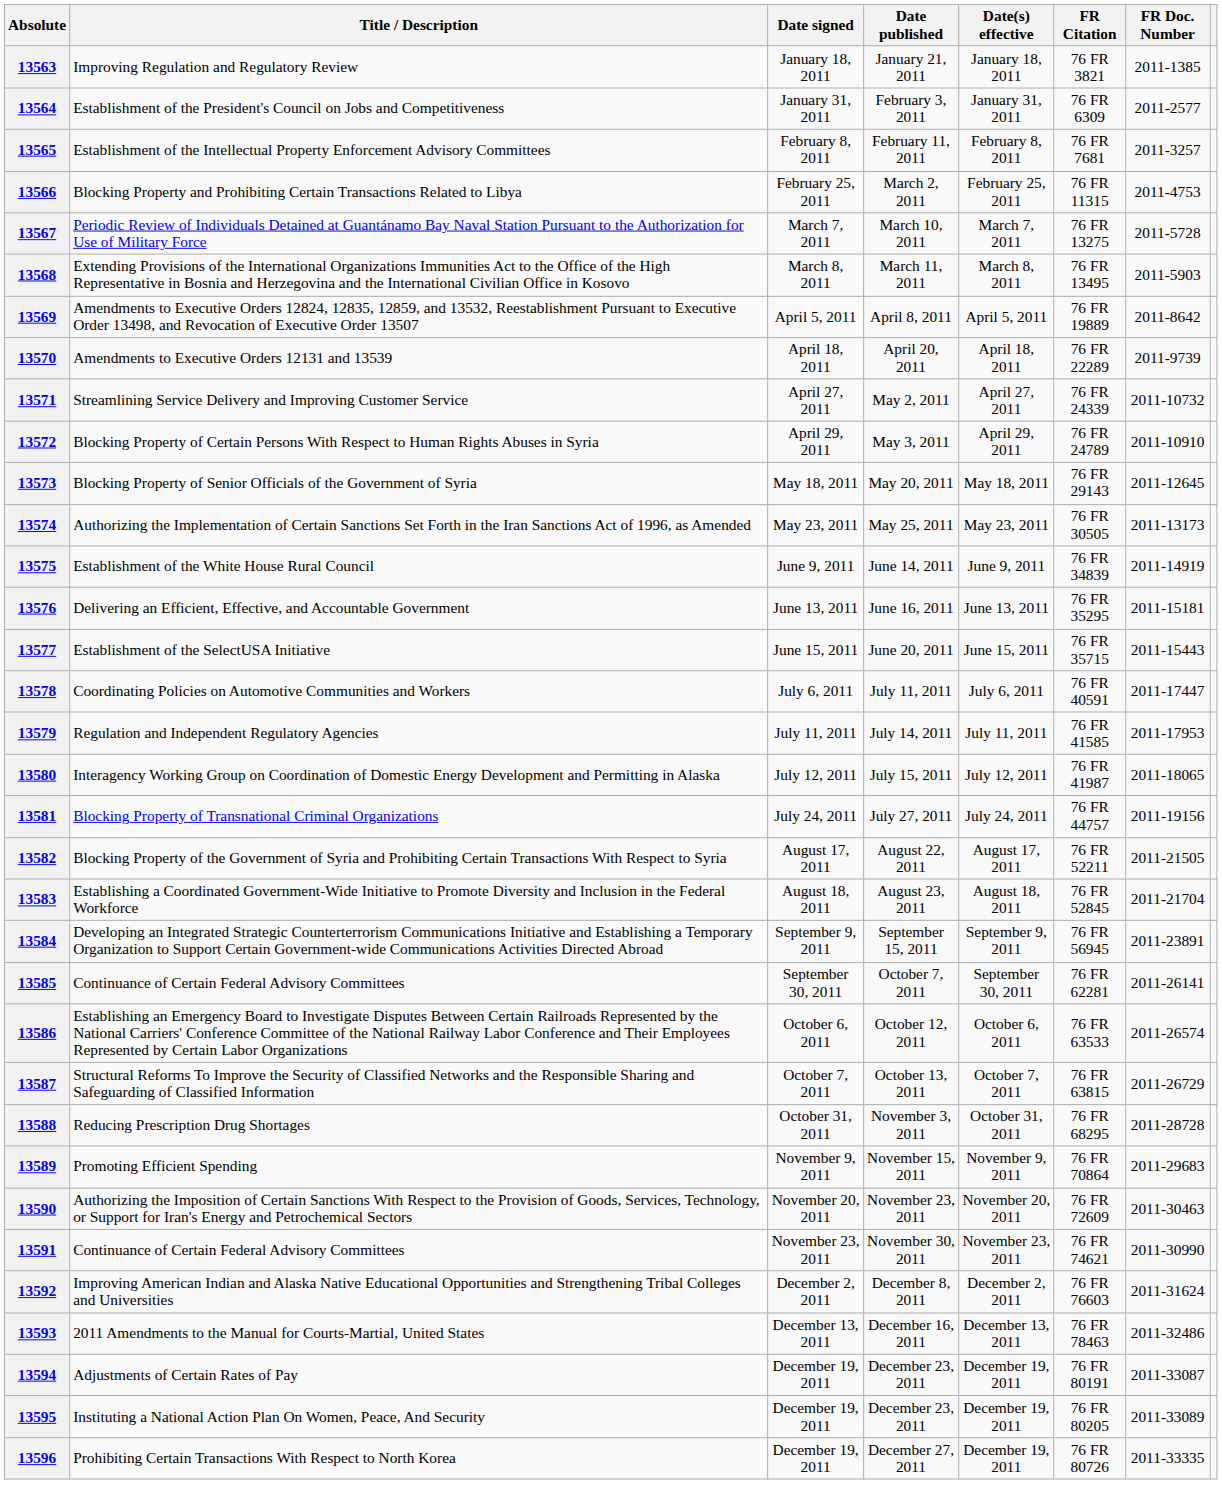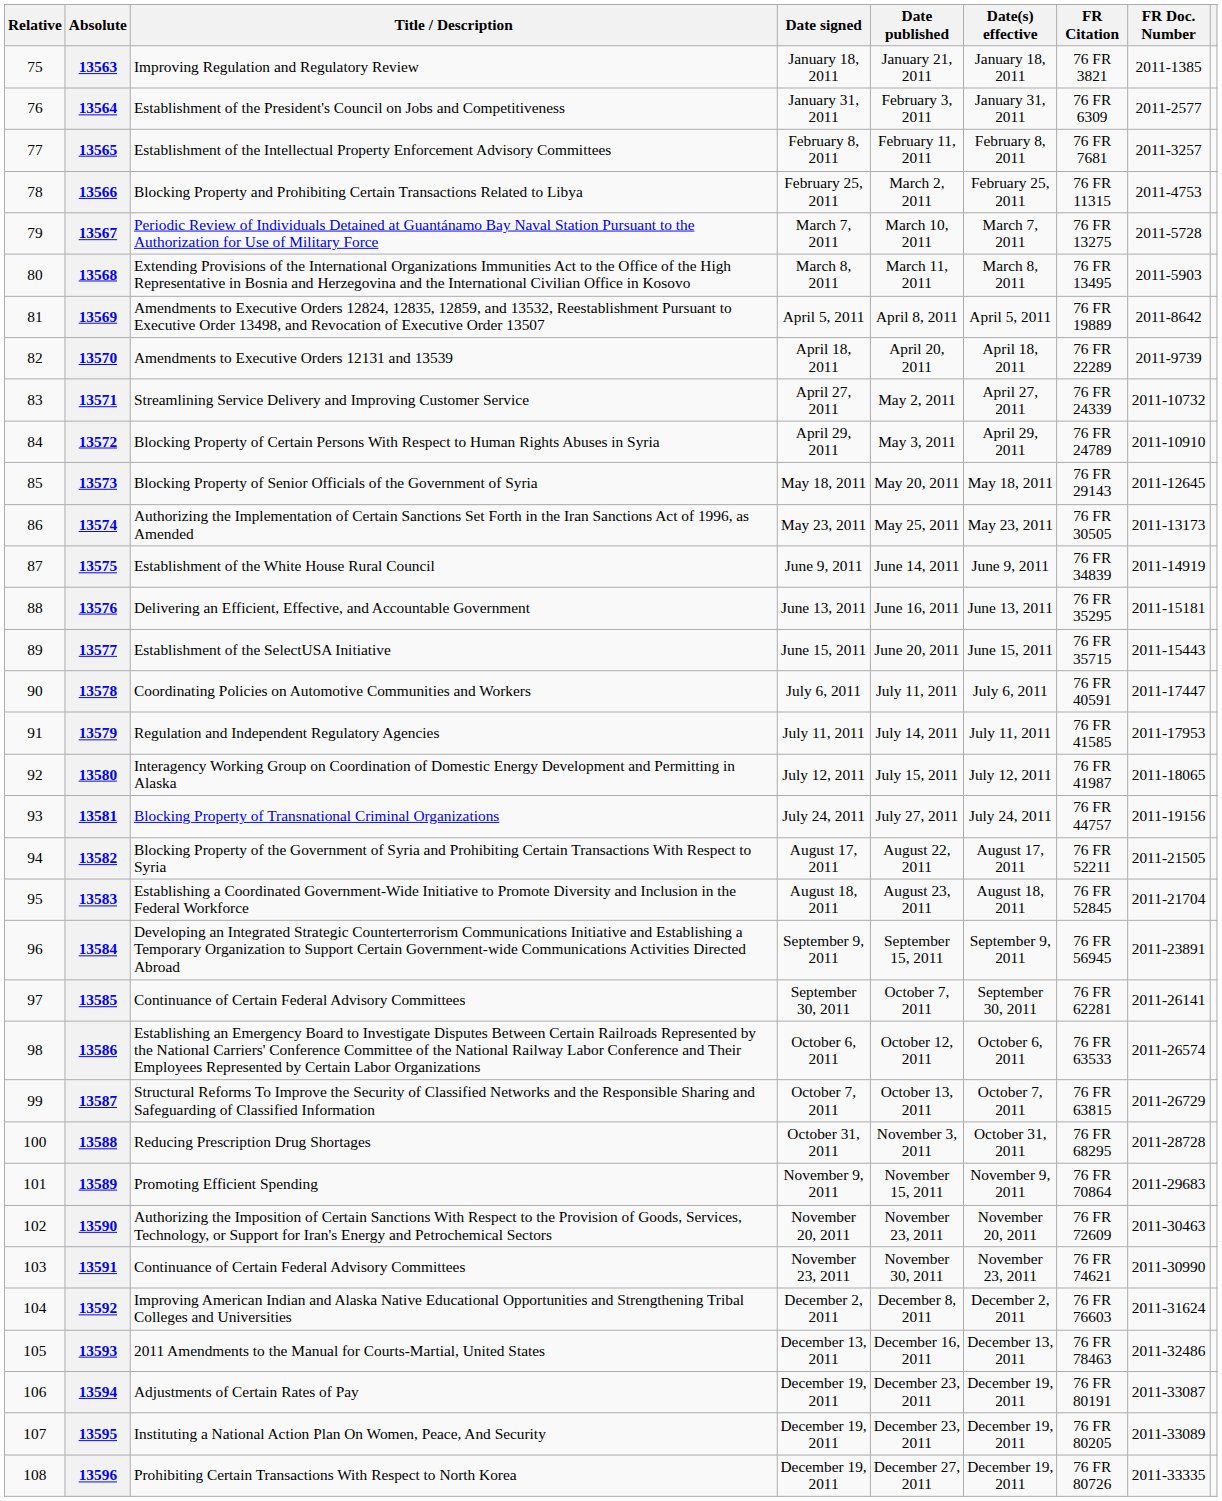+ column: (35, 25)
